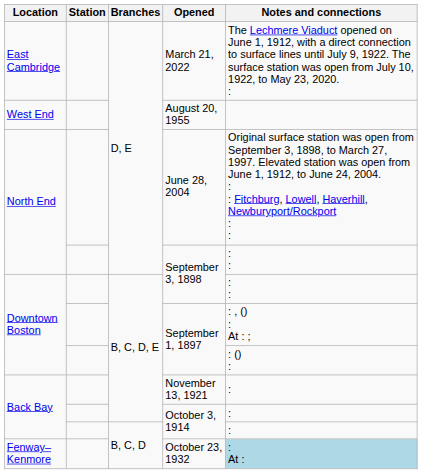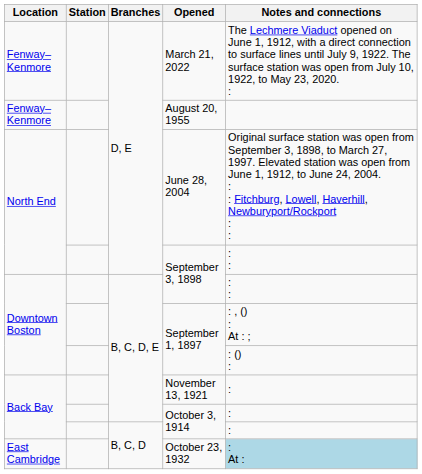(33, 60) East Cambridge -> (29, 60) Fenway–Kenmore
(30, 114) West End -> (29, 114) Fenway–Kenmore
(29, 453) Fenway–Kenmore -> (33, 453) East Cambridge
